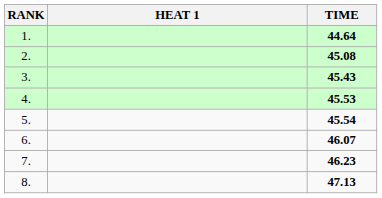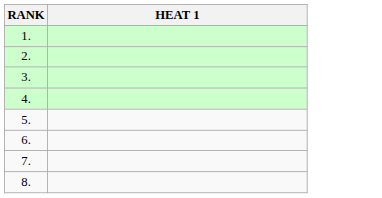- column: (342, 15)
